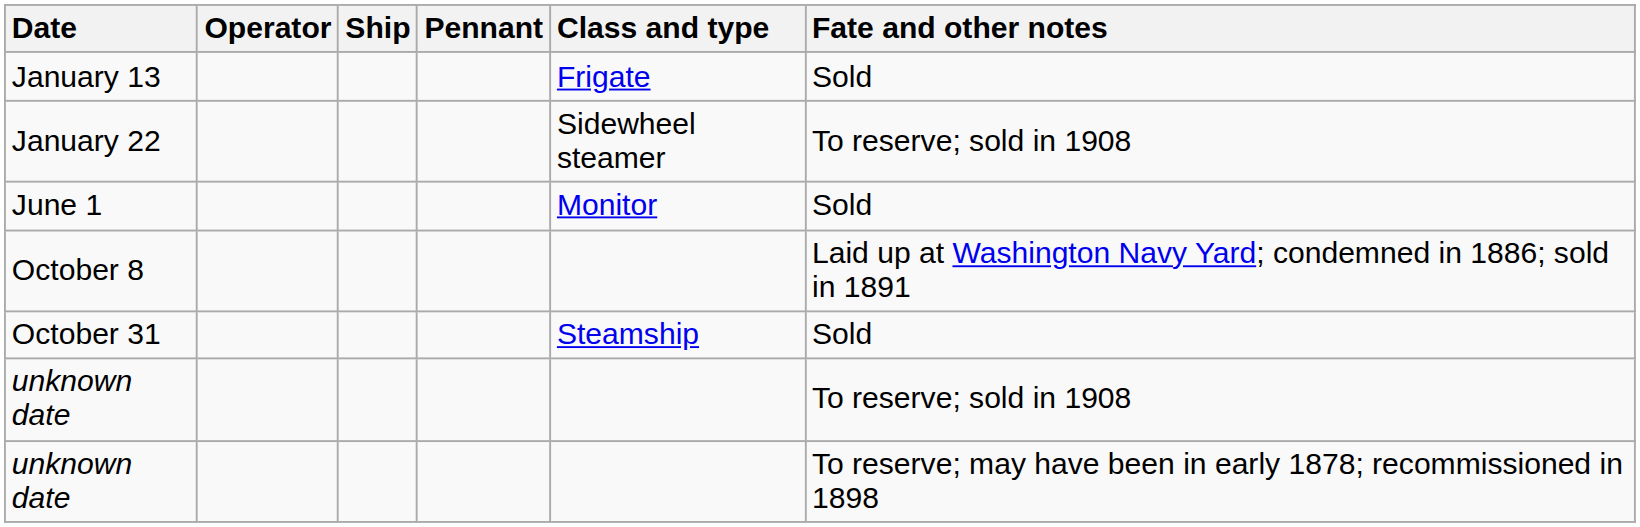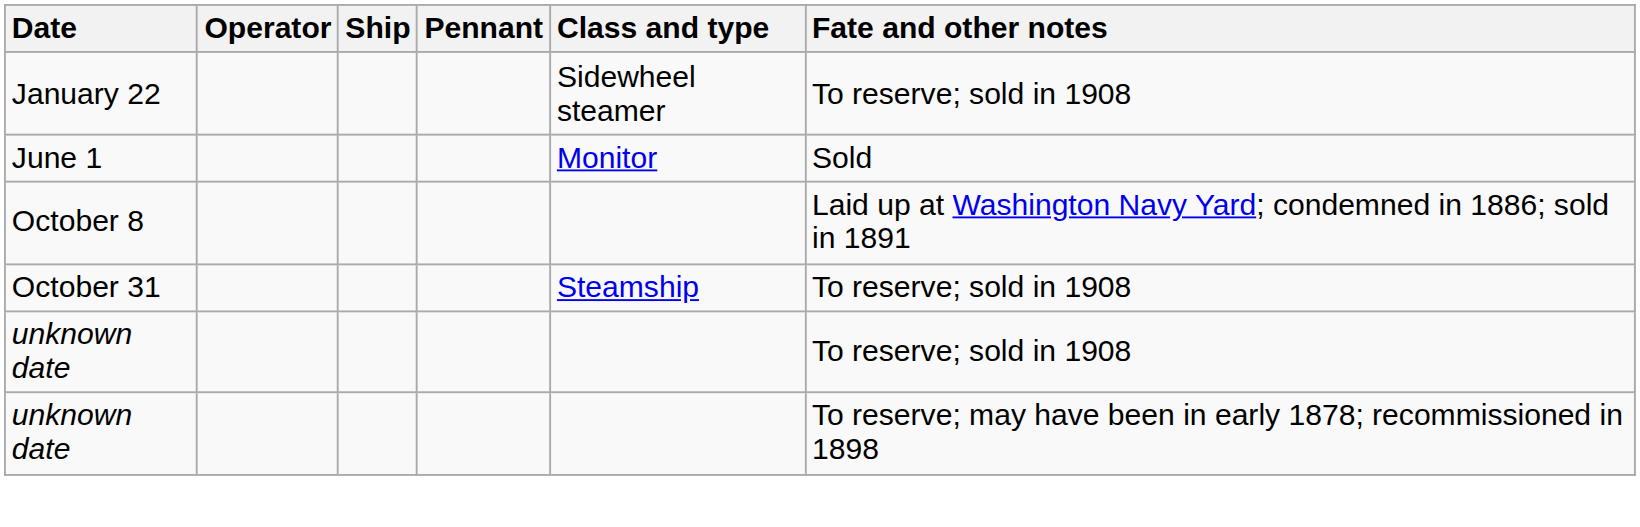- row: (86, 76)
(842, 334) Sold -> (972, 286) To reserve; sold in 1908
